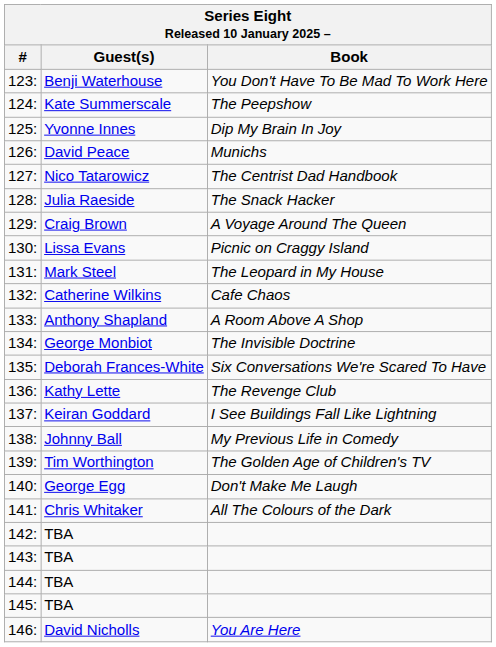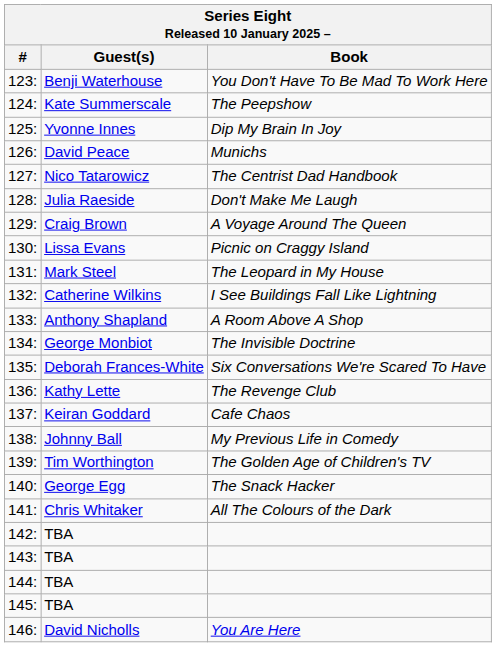(273, 200) The Snack Hacker -> (284, 200) Don't Make Me Laugh
(250, 295) Cafe Chaos -> (324, 295) I See Buildings Fall Like Lightning
(324, 414) I See Buildings Fall Like Lightning -> (250, 414) Cafe Chaos
(284, 486) Don't Make Me Laugh -> (273, 486) The Snack Hacker
